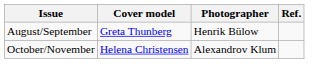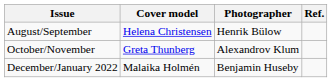(136, 31) Greta Thunberg -> (167, 31) Helena Christensen
(144, 49) Helena Christensen -> (159, 49) Greta Thunberg
+ row: (62, 67)
